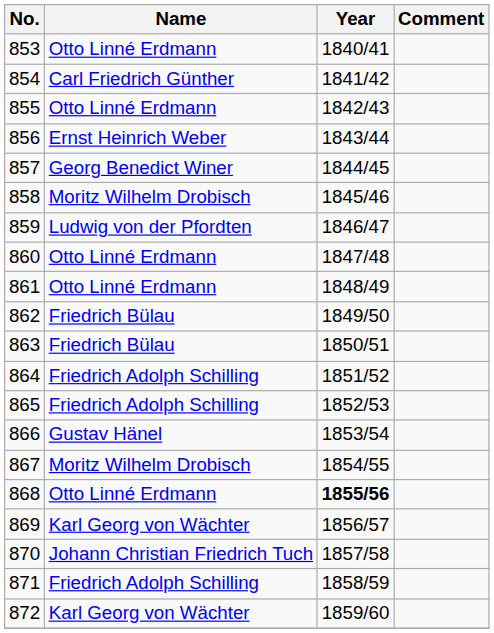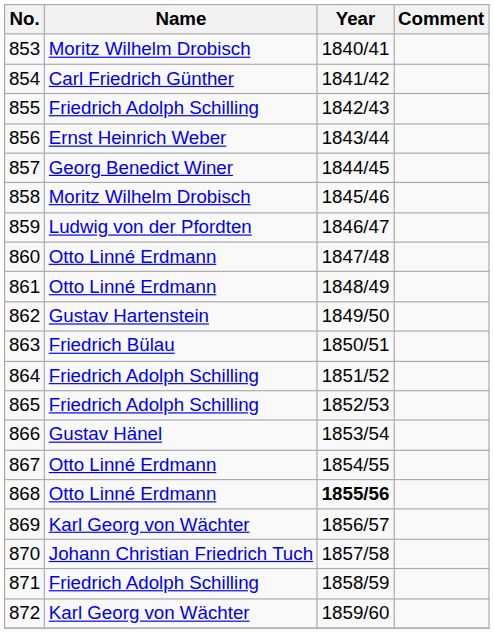(133, 49) Otto Linné Erdmann -> (150, 49) Moritz Wilhelm Drobisch
(133, 108) Otto Linné Erdmann -> (154, 108) Friedrich Adolph Schilling
(112, 316) Friedrich Bülau -> (129, 316) Gustav Hartenstein
(150, 464) Moritz Wilhelm Drobisch -> (133, 464) Otto Linné Erdmann
